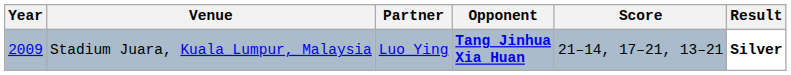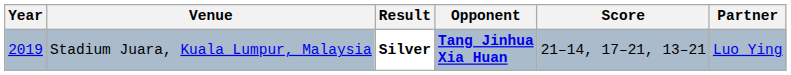columns swapped: (414, 16) <-> (756, 16)
(26, 50) 2009 -> (26, 50) 2019
